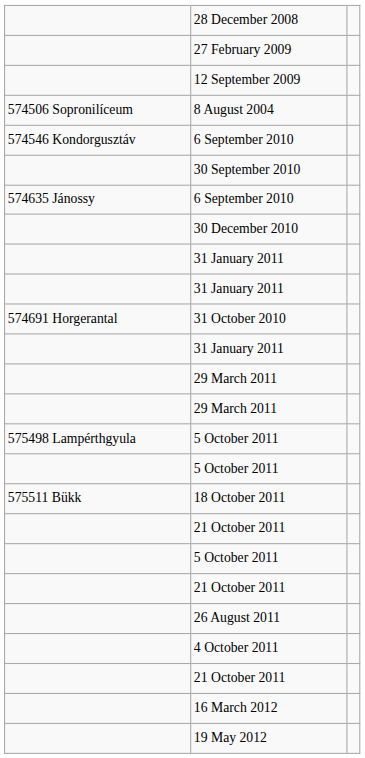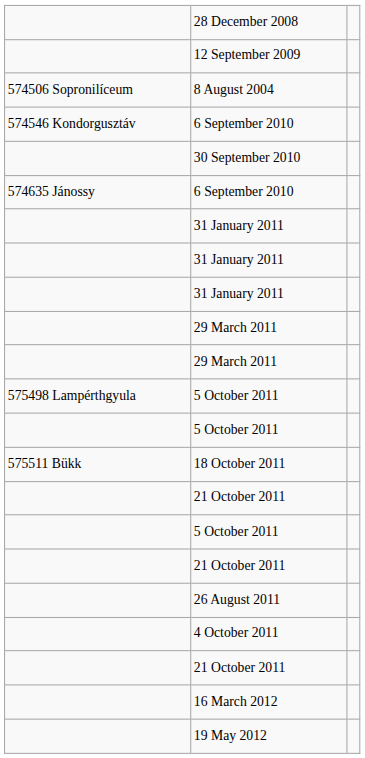- row: (98, 50)
- row: (98, 230)
- row: (63, 319)
